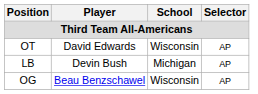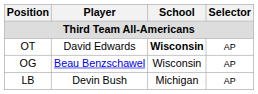(175, 47) normal -> (177, 47) bold
rows swapped: (28, 81) <-> (28, 64)
